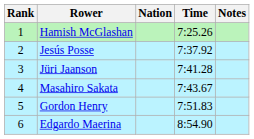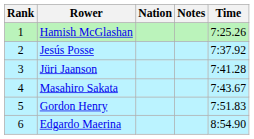columns swapped: (195, 13) <-> (232, 13)
